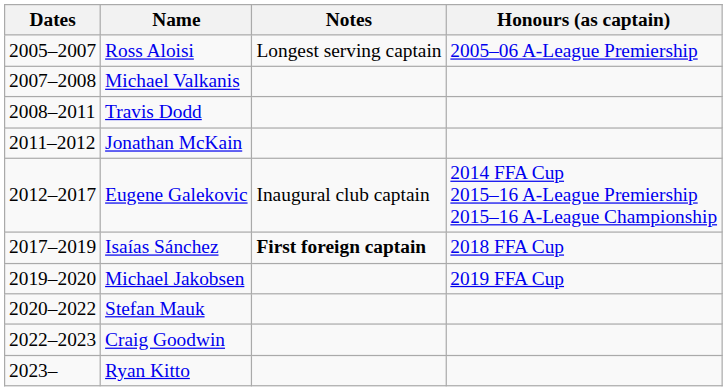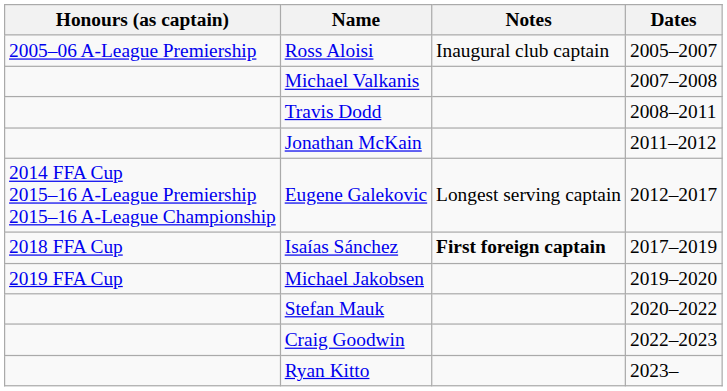columns swapped: (53, 19) <-> (584, 19)
(349, 50) Longest serving captain -> (523, 50) Inaugural club captain
(343, 195) Inaugural club captain -> (529, 195) Longest serving captain
